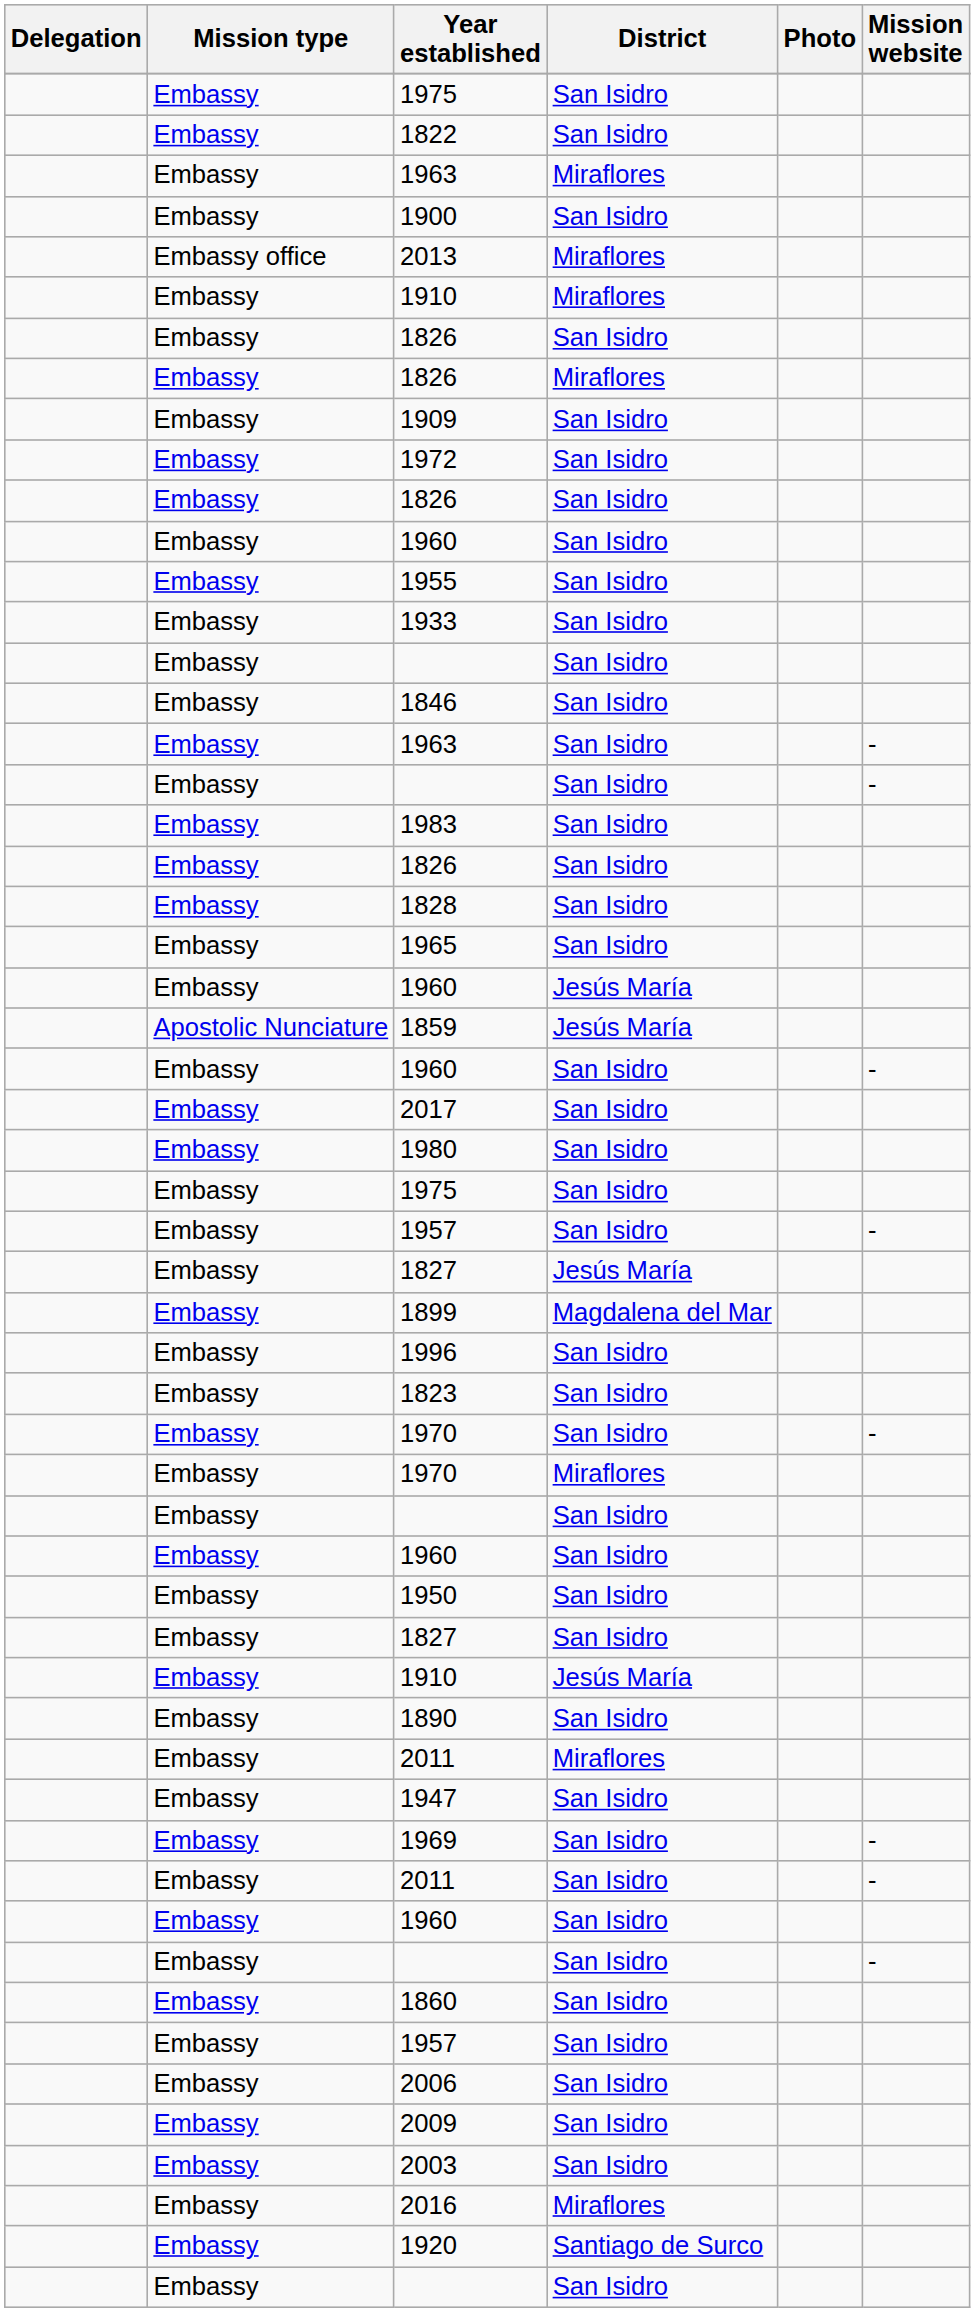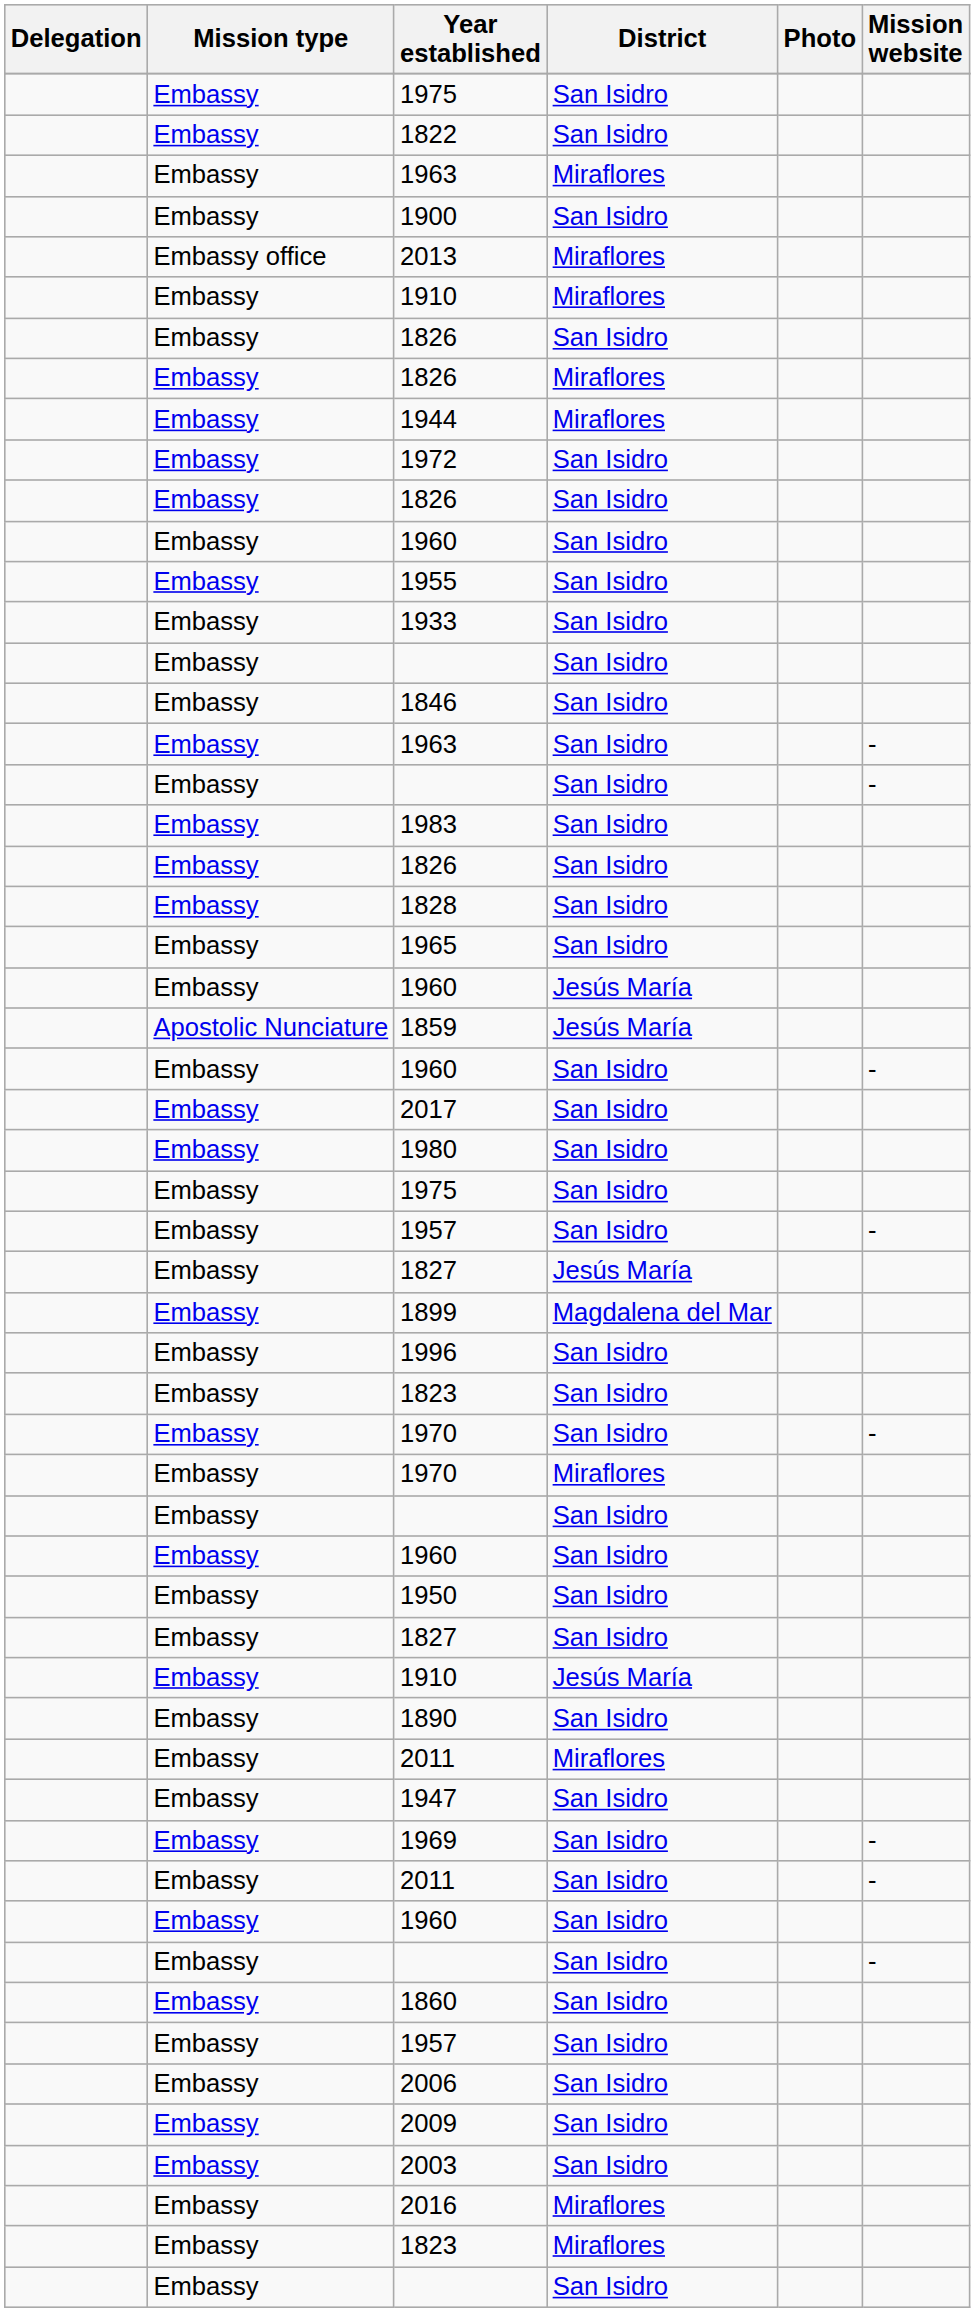+ row: (428, 418)
- row: (428, 418)
+ row: (428, 2246)
- row: (428, 2246)
